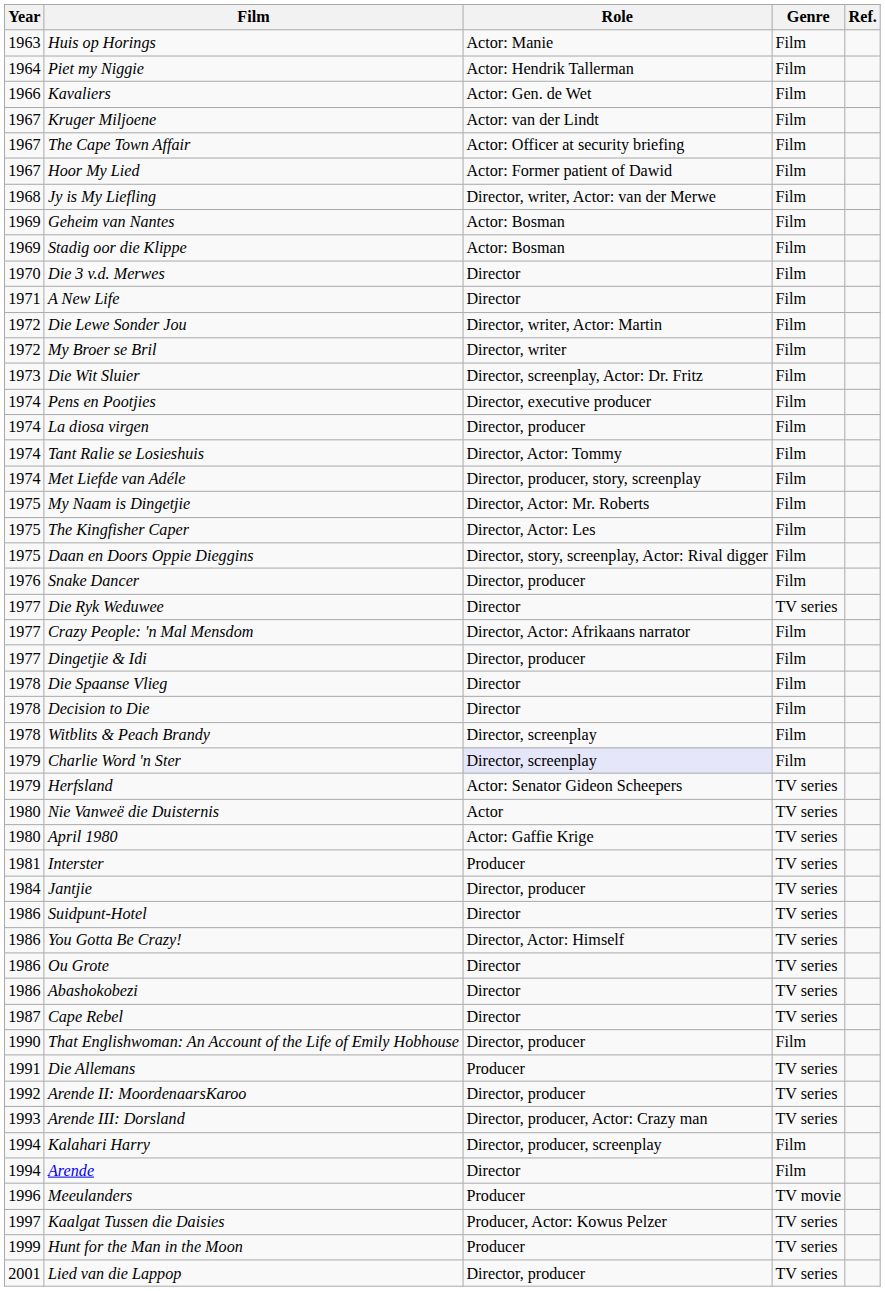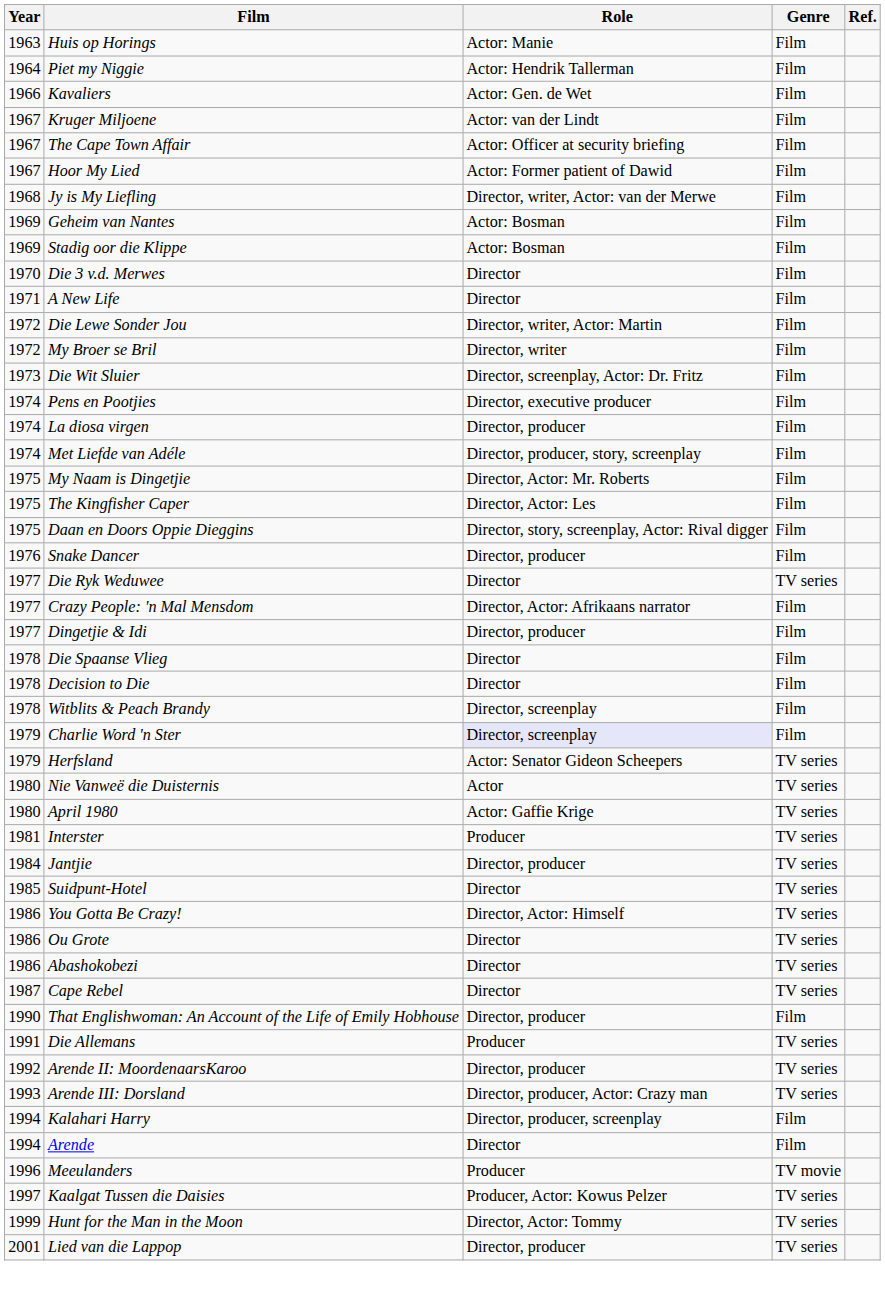- row: (126, 453)
(24, 914) 1986 -> (24, 888) 1985
(496, 1247) Producer -> (544, 1221) Director, Actor: Tommy
